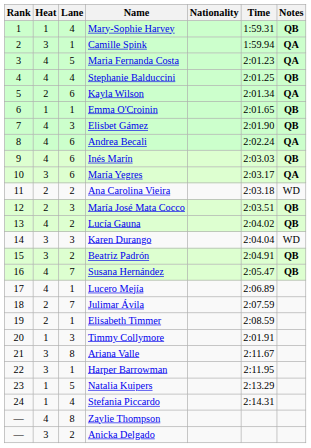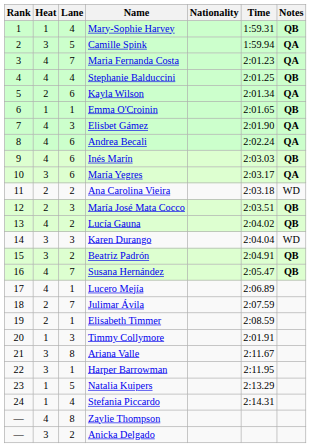(72, 45) 1 -> (72, 45) 5
(72, 61) 5 -> (72, 61) 7
(291, 126) QB -> (291, 126) QA
